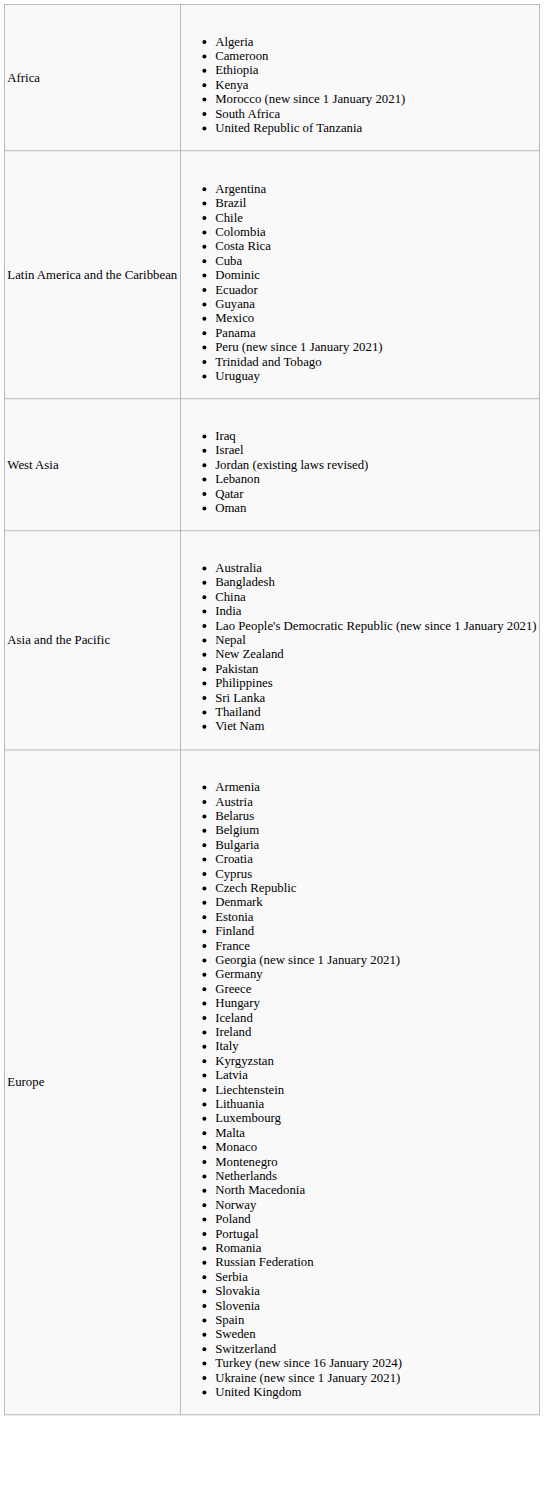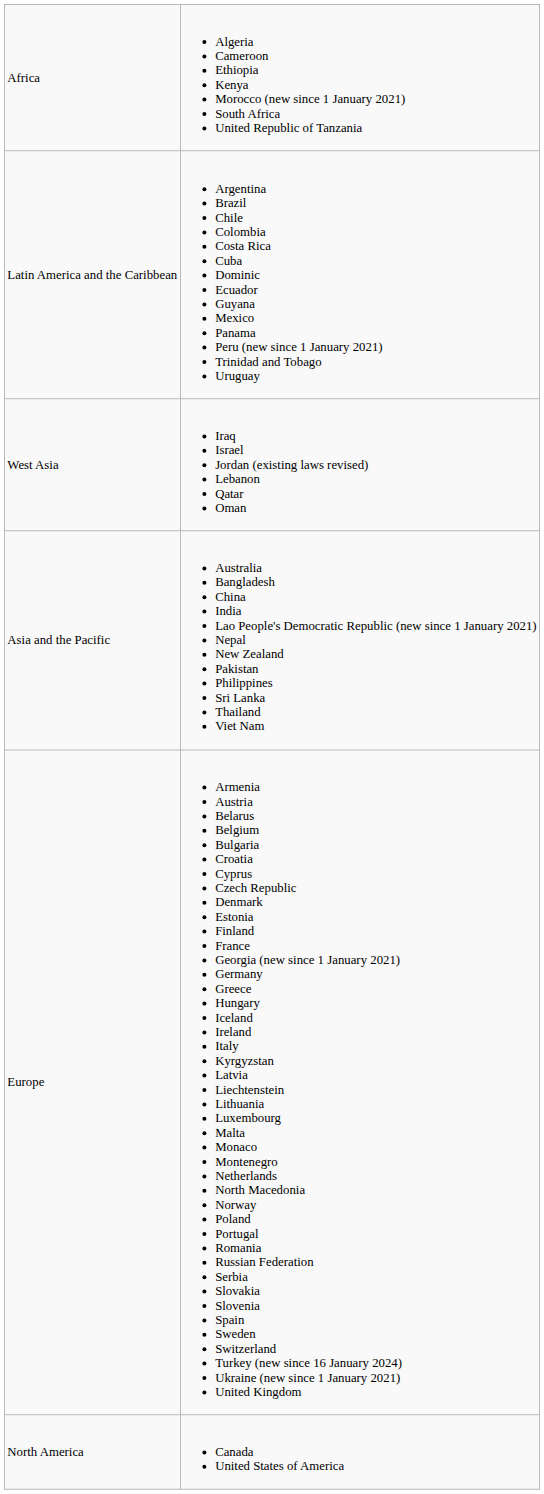+ row: (46, 1452)
